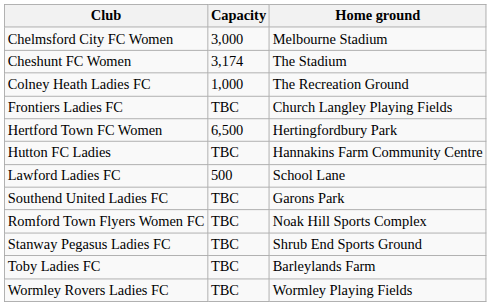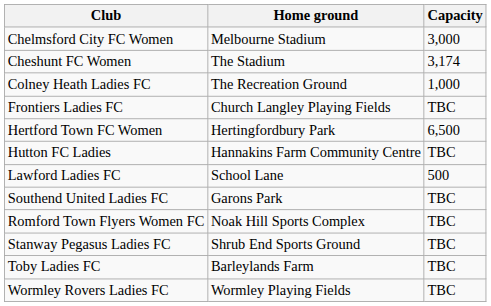columns swapped: (378, 15) <-> (239, 15)
